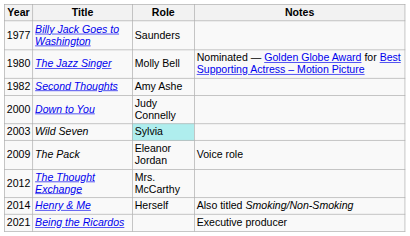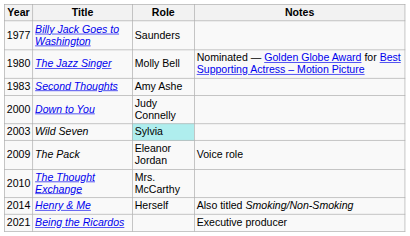(19, 86) 1982 -> (19, 86) 1983
(19, 183) 2012 -> (19, 183) 2010
